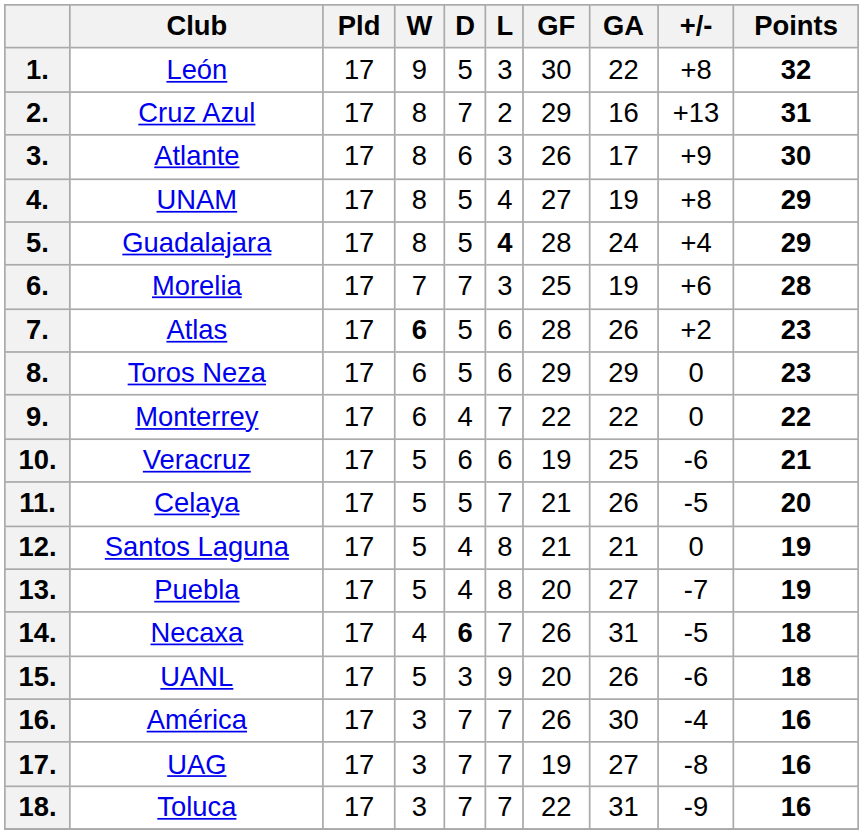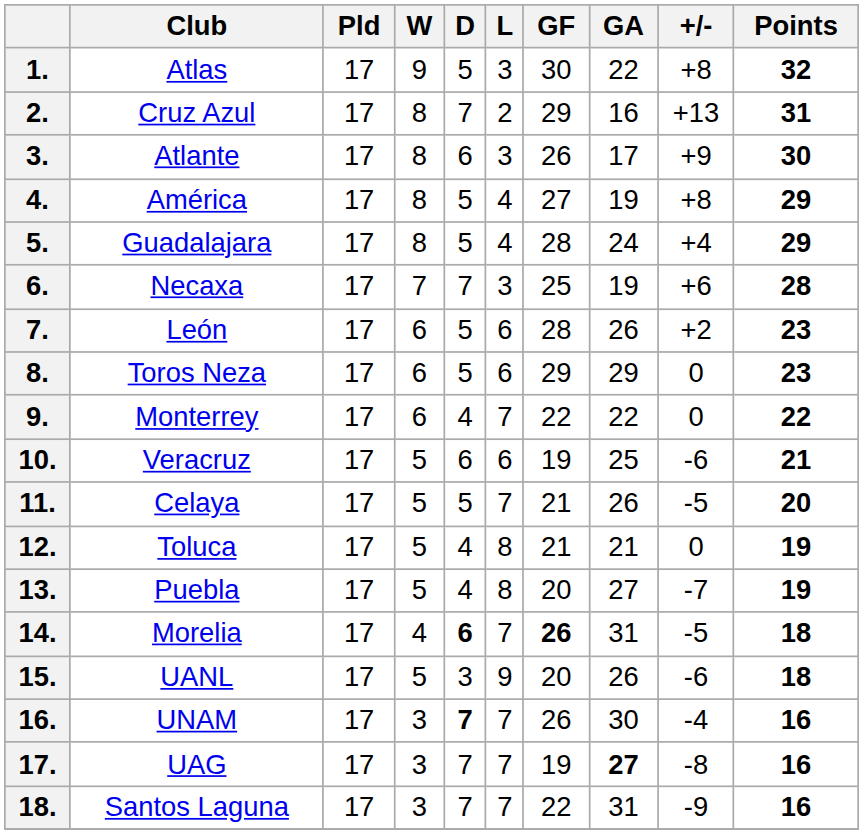(197, 69) León -> (197, 69) Atlas
(197, 199) UNAM -> (197, 199) América
(505, 243) bold -> (505, 243) normal
(197, 286) Morelia -> (197, 286) Necaxa
(197, 329) Atlas -> (197, 329) León
(419, 329) bold -> (419, 329) normal
(197, 546) Santos Laguna -> (197, 546) Toluca
(197, 633) Necaxa -> (197, 633) Morelia
(556, 633) normal -> (556, 633) bold
(197, 720) América -> (197, 720) UNAM
(465, 720) normal -> (465, 720) bold
(623, 763) normal -> (623, 763) bold
(197, 807) Toluca -> (197, 807) Santos Laguna
